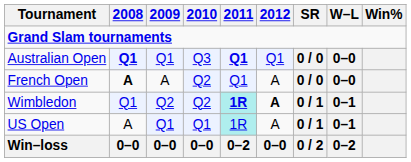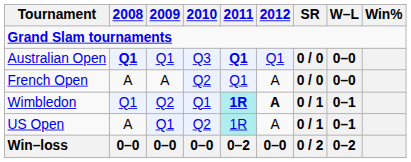(128, 80) bold -> (128, 80) normal
(202, 102) Q2 -> (202, 102) Q1
(202, 124) Q1 -> (202, 124) Q2
